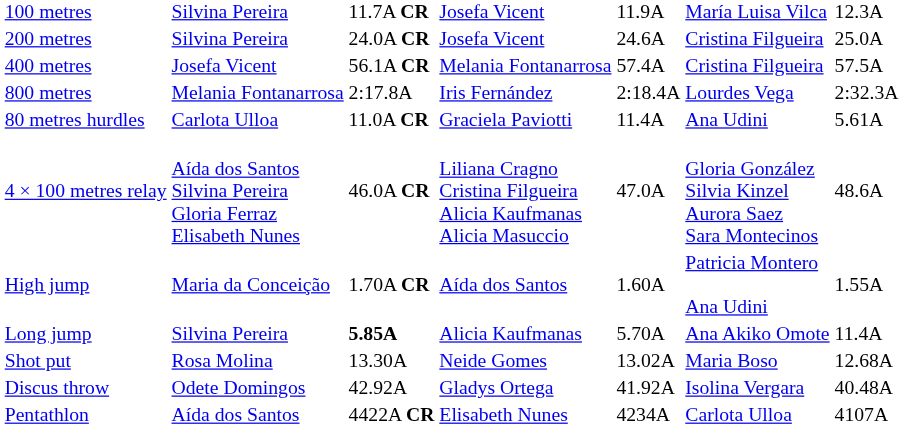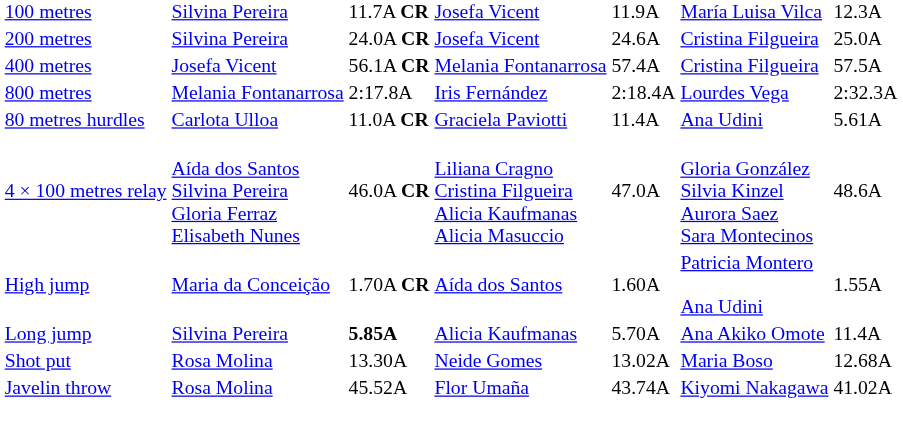- row: (57, 388)
+ row: (58, 388)
- row: (47, 415)
